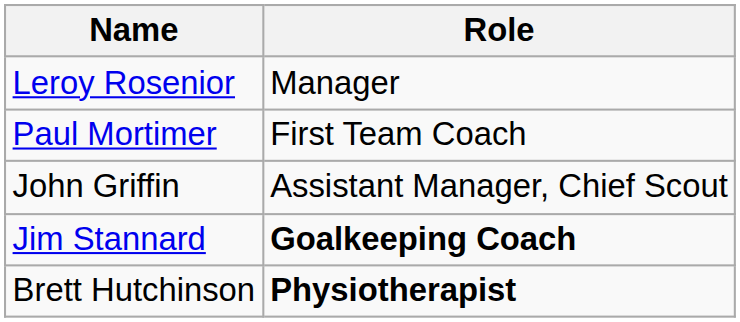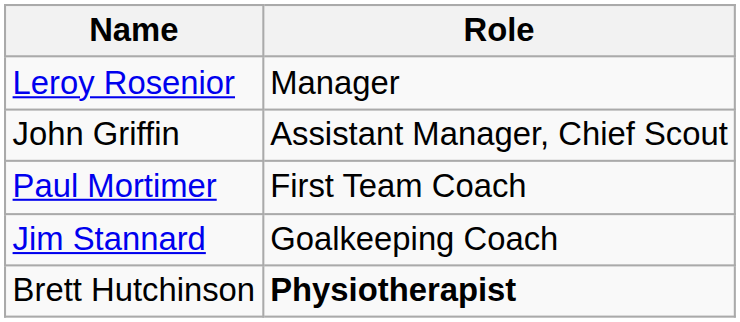rows swapped: (96, 186) <-> (115, 134)
(423, 238) bold -> (414, 238) normal
